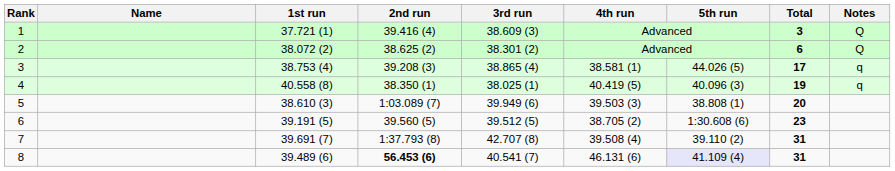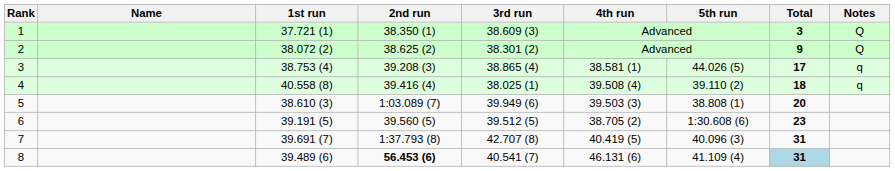(410, 31) 39.416 (4) -> (410, 31) 38.350 (1)
(800, 49) 6 -> (800, 49) 9
(410, 85) 38.350 (1) -> (410, 85) 39.416 (4)
(615, 85) 40.419 (5) -> (615, 85) 39.508 (4)
(718, 85) 40.096 (3) -> (718, 85) 39.110 (2)
(800, 85) 19 -> (800, 85) 18
(615, 139) 39.508 (4) -> (615, 139) 40.419 (5)
(718, 139) 39.110 (2) -> (718, 139) 40.096 (3)
(718, 157) lavender background -> (718, 157) no background
(800, 157) no background -> (800, 157) lightblue background
